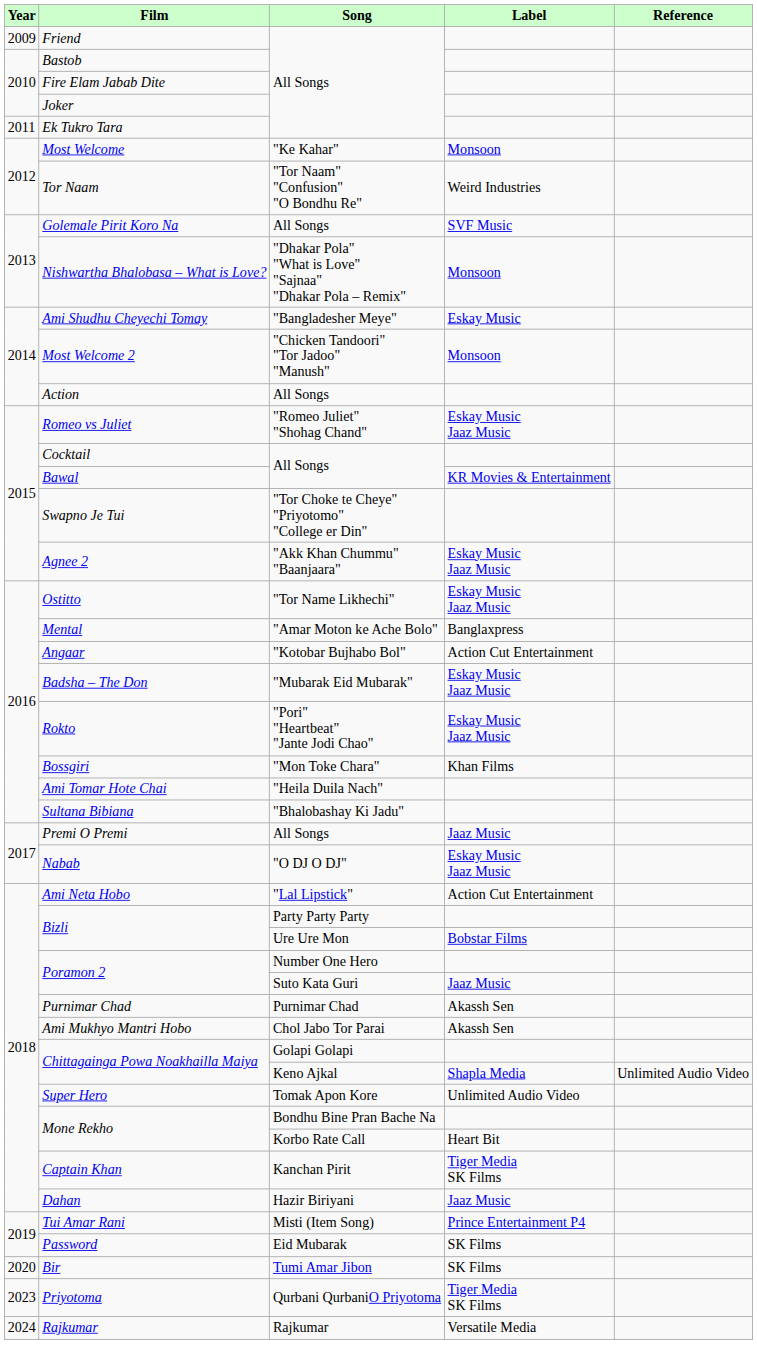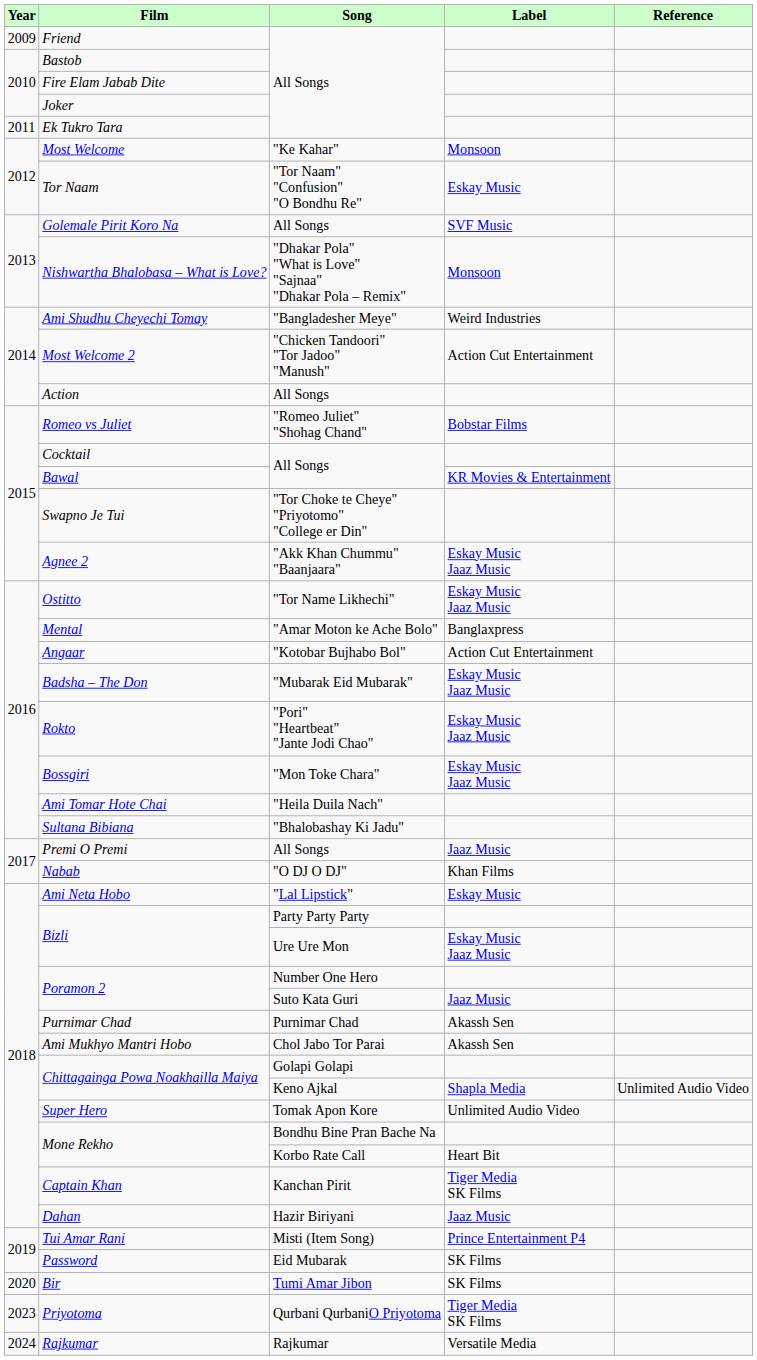(494, 187) Weird Industries -> (484, 187) Eskay Music
(484, 318) Eskay Music -> (494, 318) Weird Industries
(474, 356) Monsoon -> (520, 356) Action Cut Entertainment
(484, 424) Eskay Music Jaaz Music -> (487, 424) Bobstar Films
(481, 766) Khan Films -> (484, 774) Eskay Music Jaaz Music
(484, 864) Eskay Music Jaaz Music -> (481, 872) Khan Films
(520, 894) Action Cut Entertainment -> (484, 894) Eskay Music
(487, 939) Bobstar Films -> (484, 946) Eskay Music Jaaz Music
